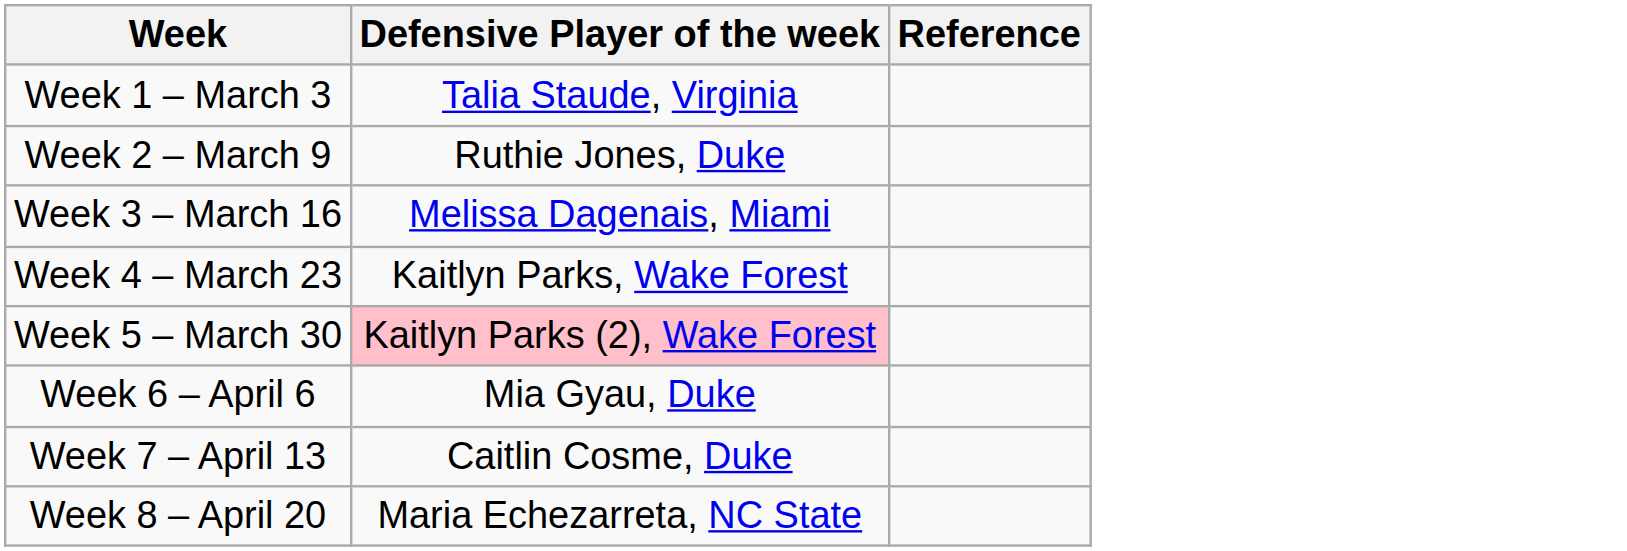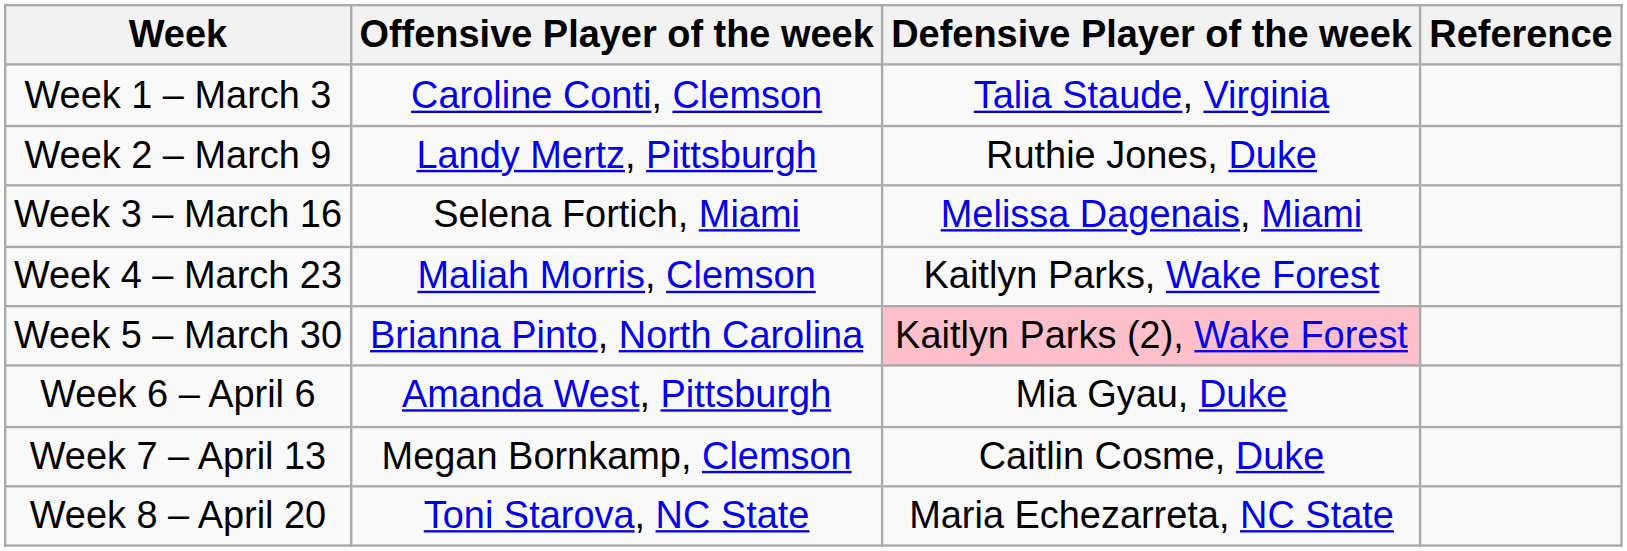+ column: (617, 34)
